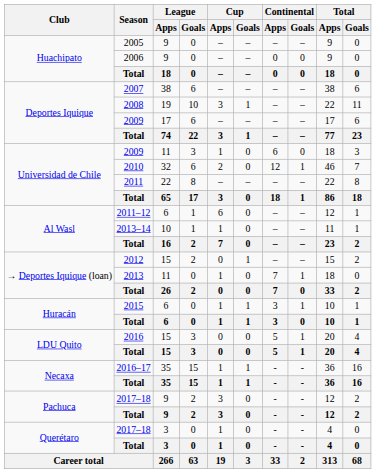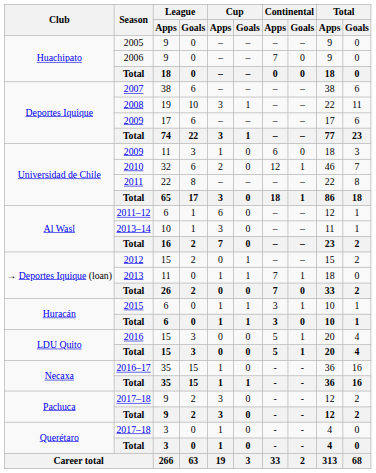(275, 58) 0 -> (275, 58) 7
(221, 228) 1 -> (221, 228) 3
(248, 275) 0 -> (248, 275) 1
(248, 368) 1 -> (248, 368) 0
